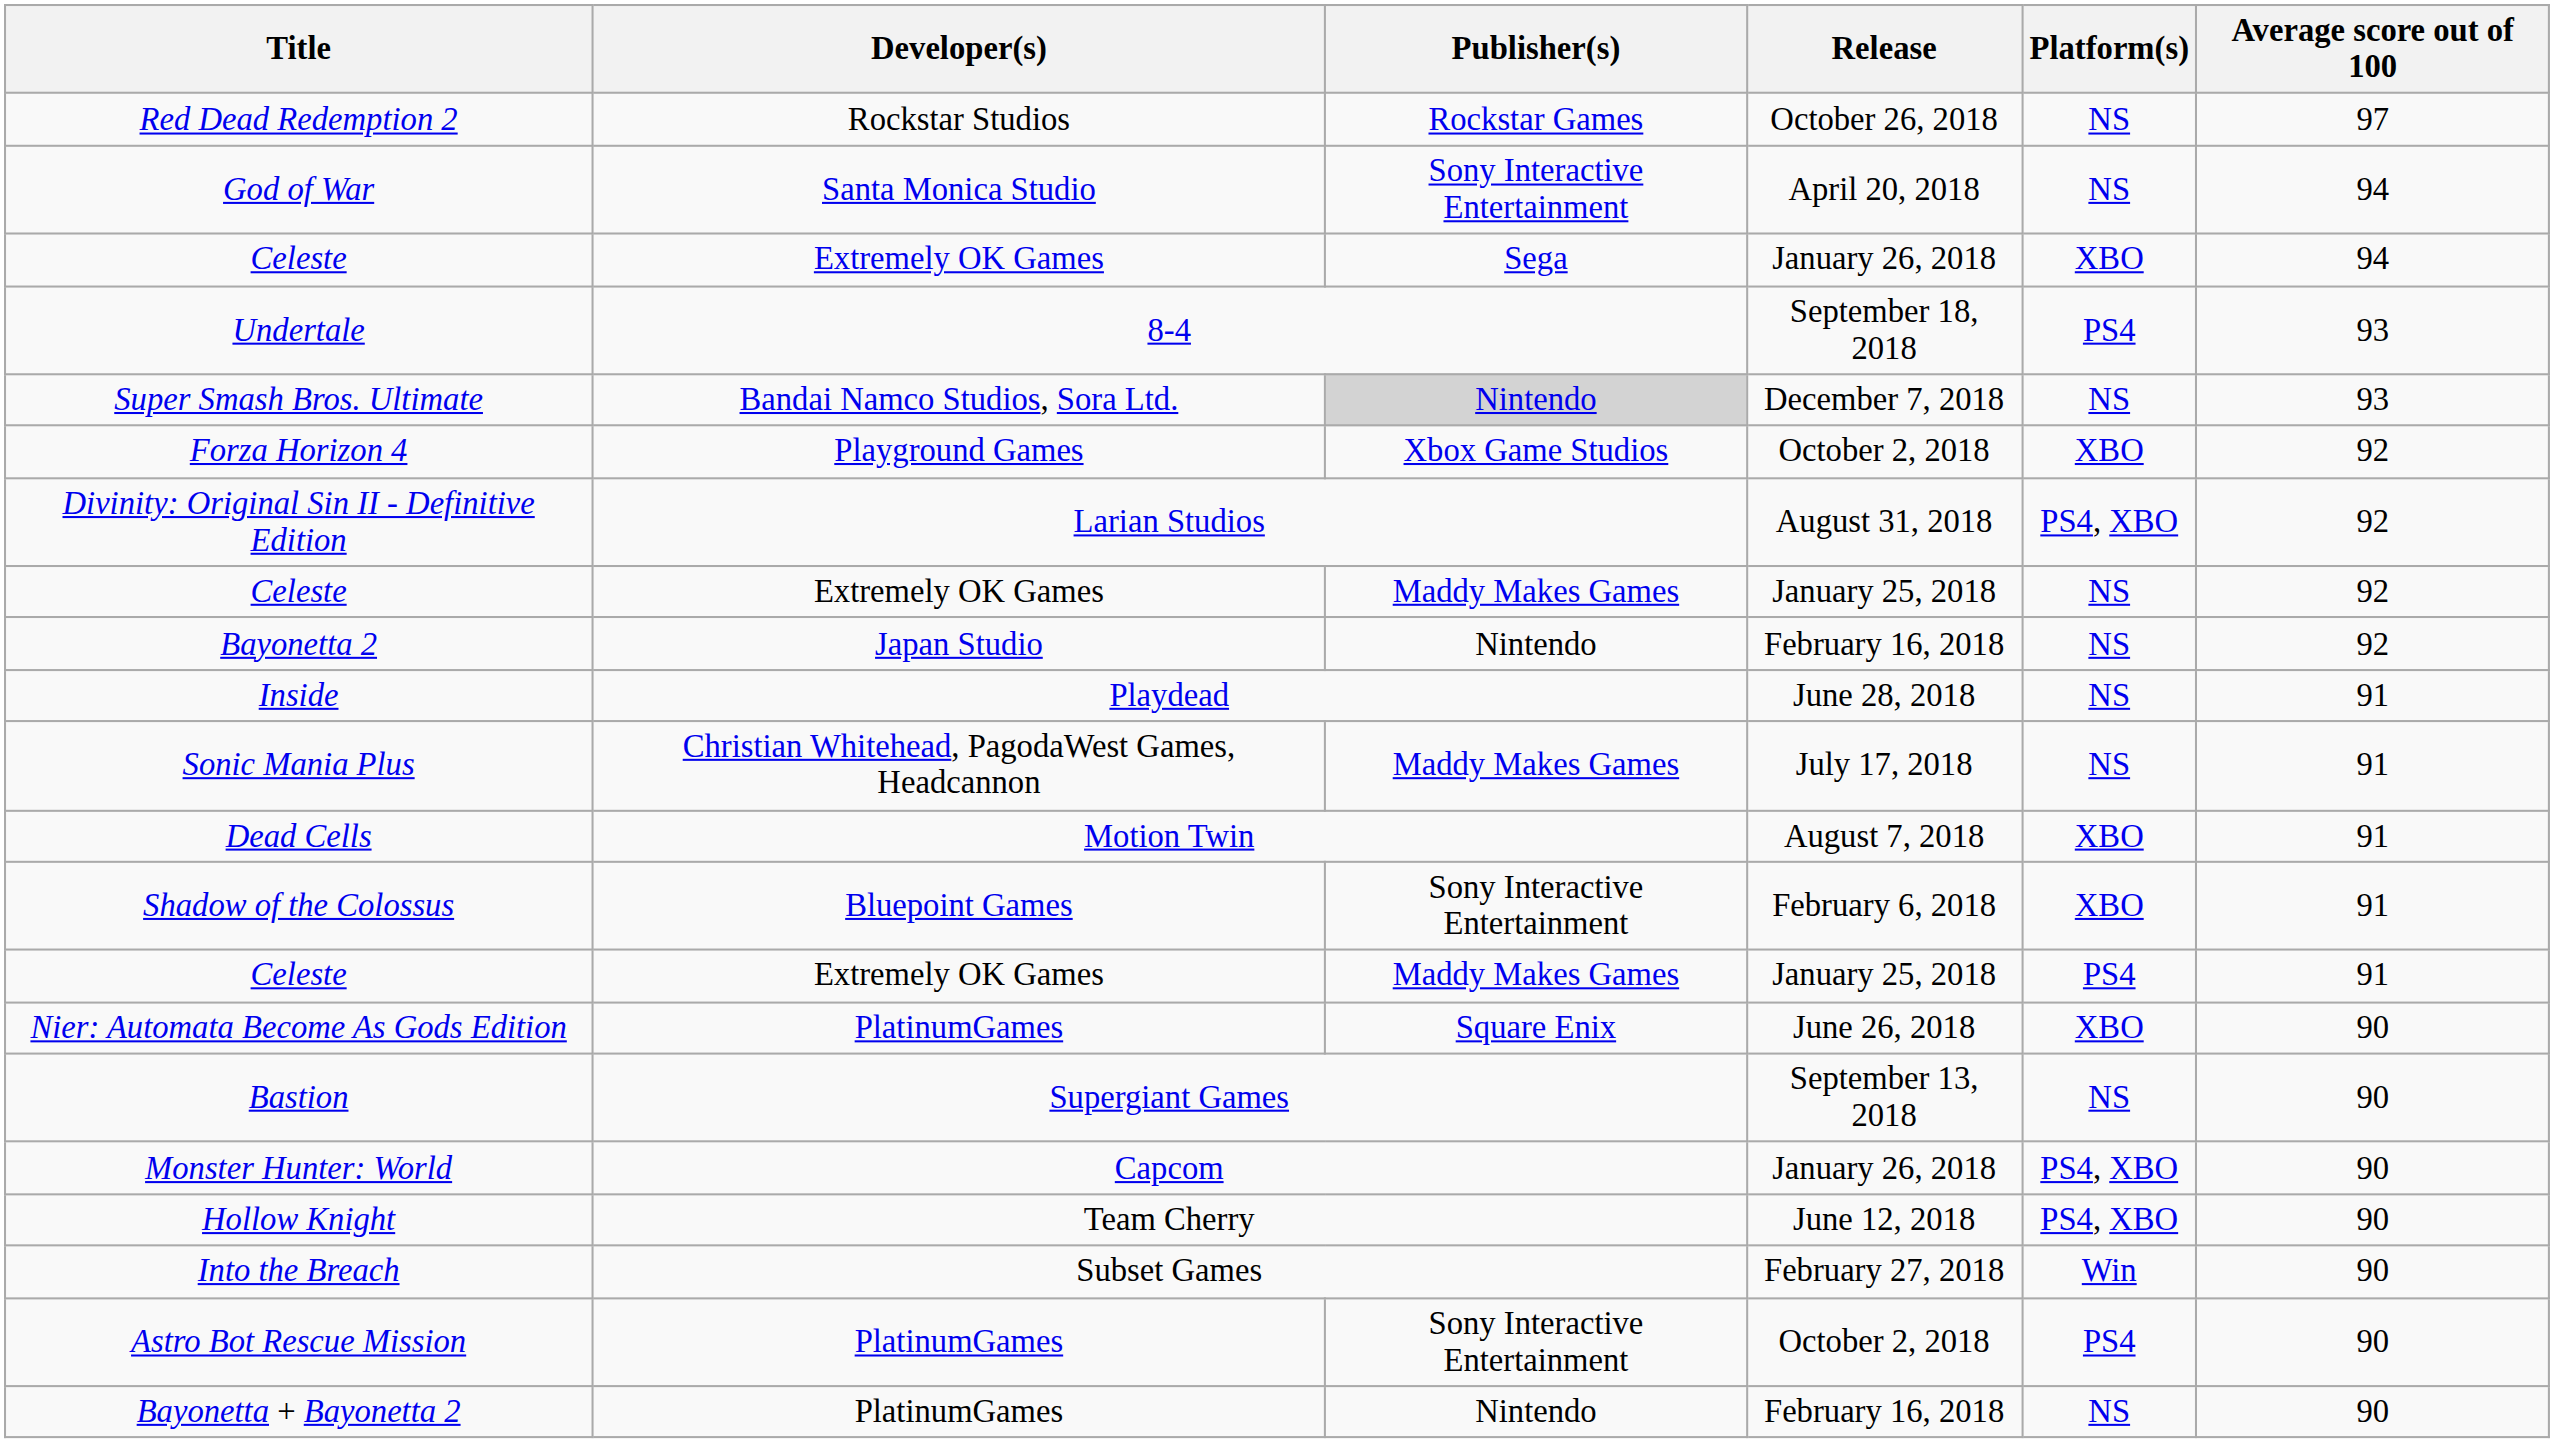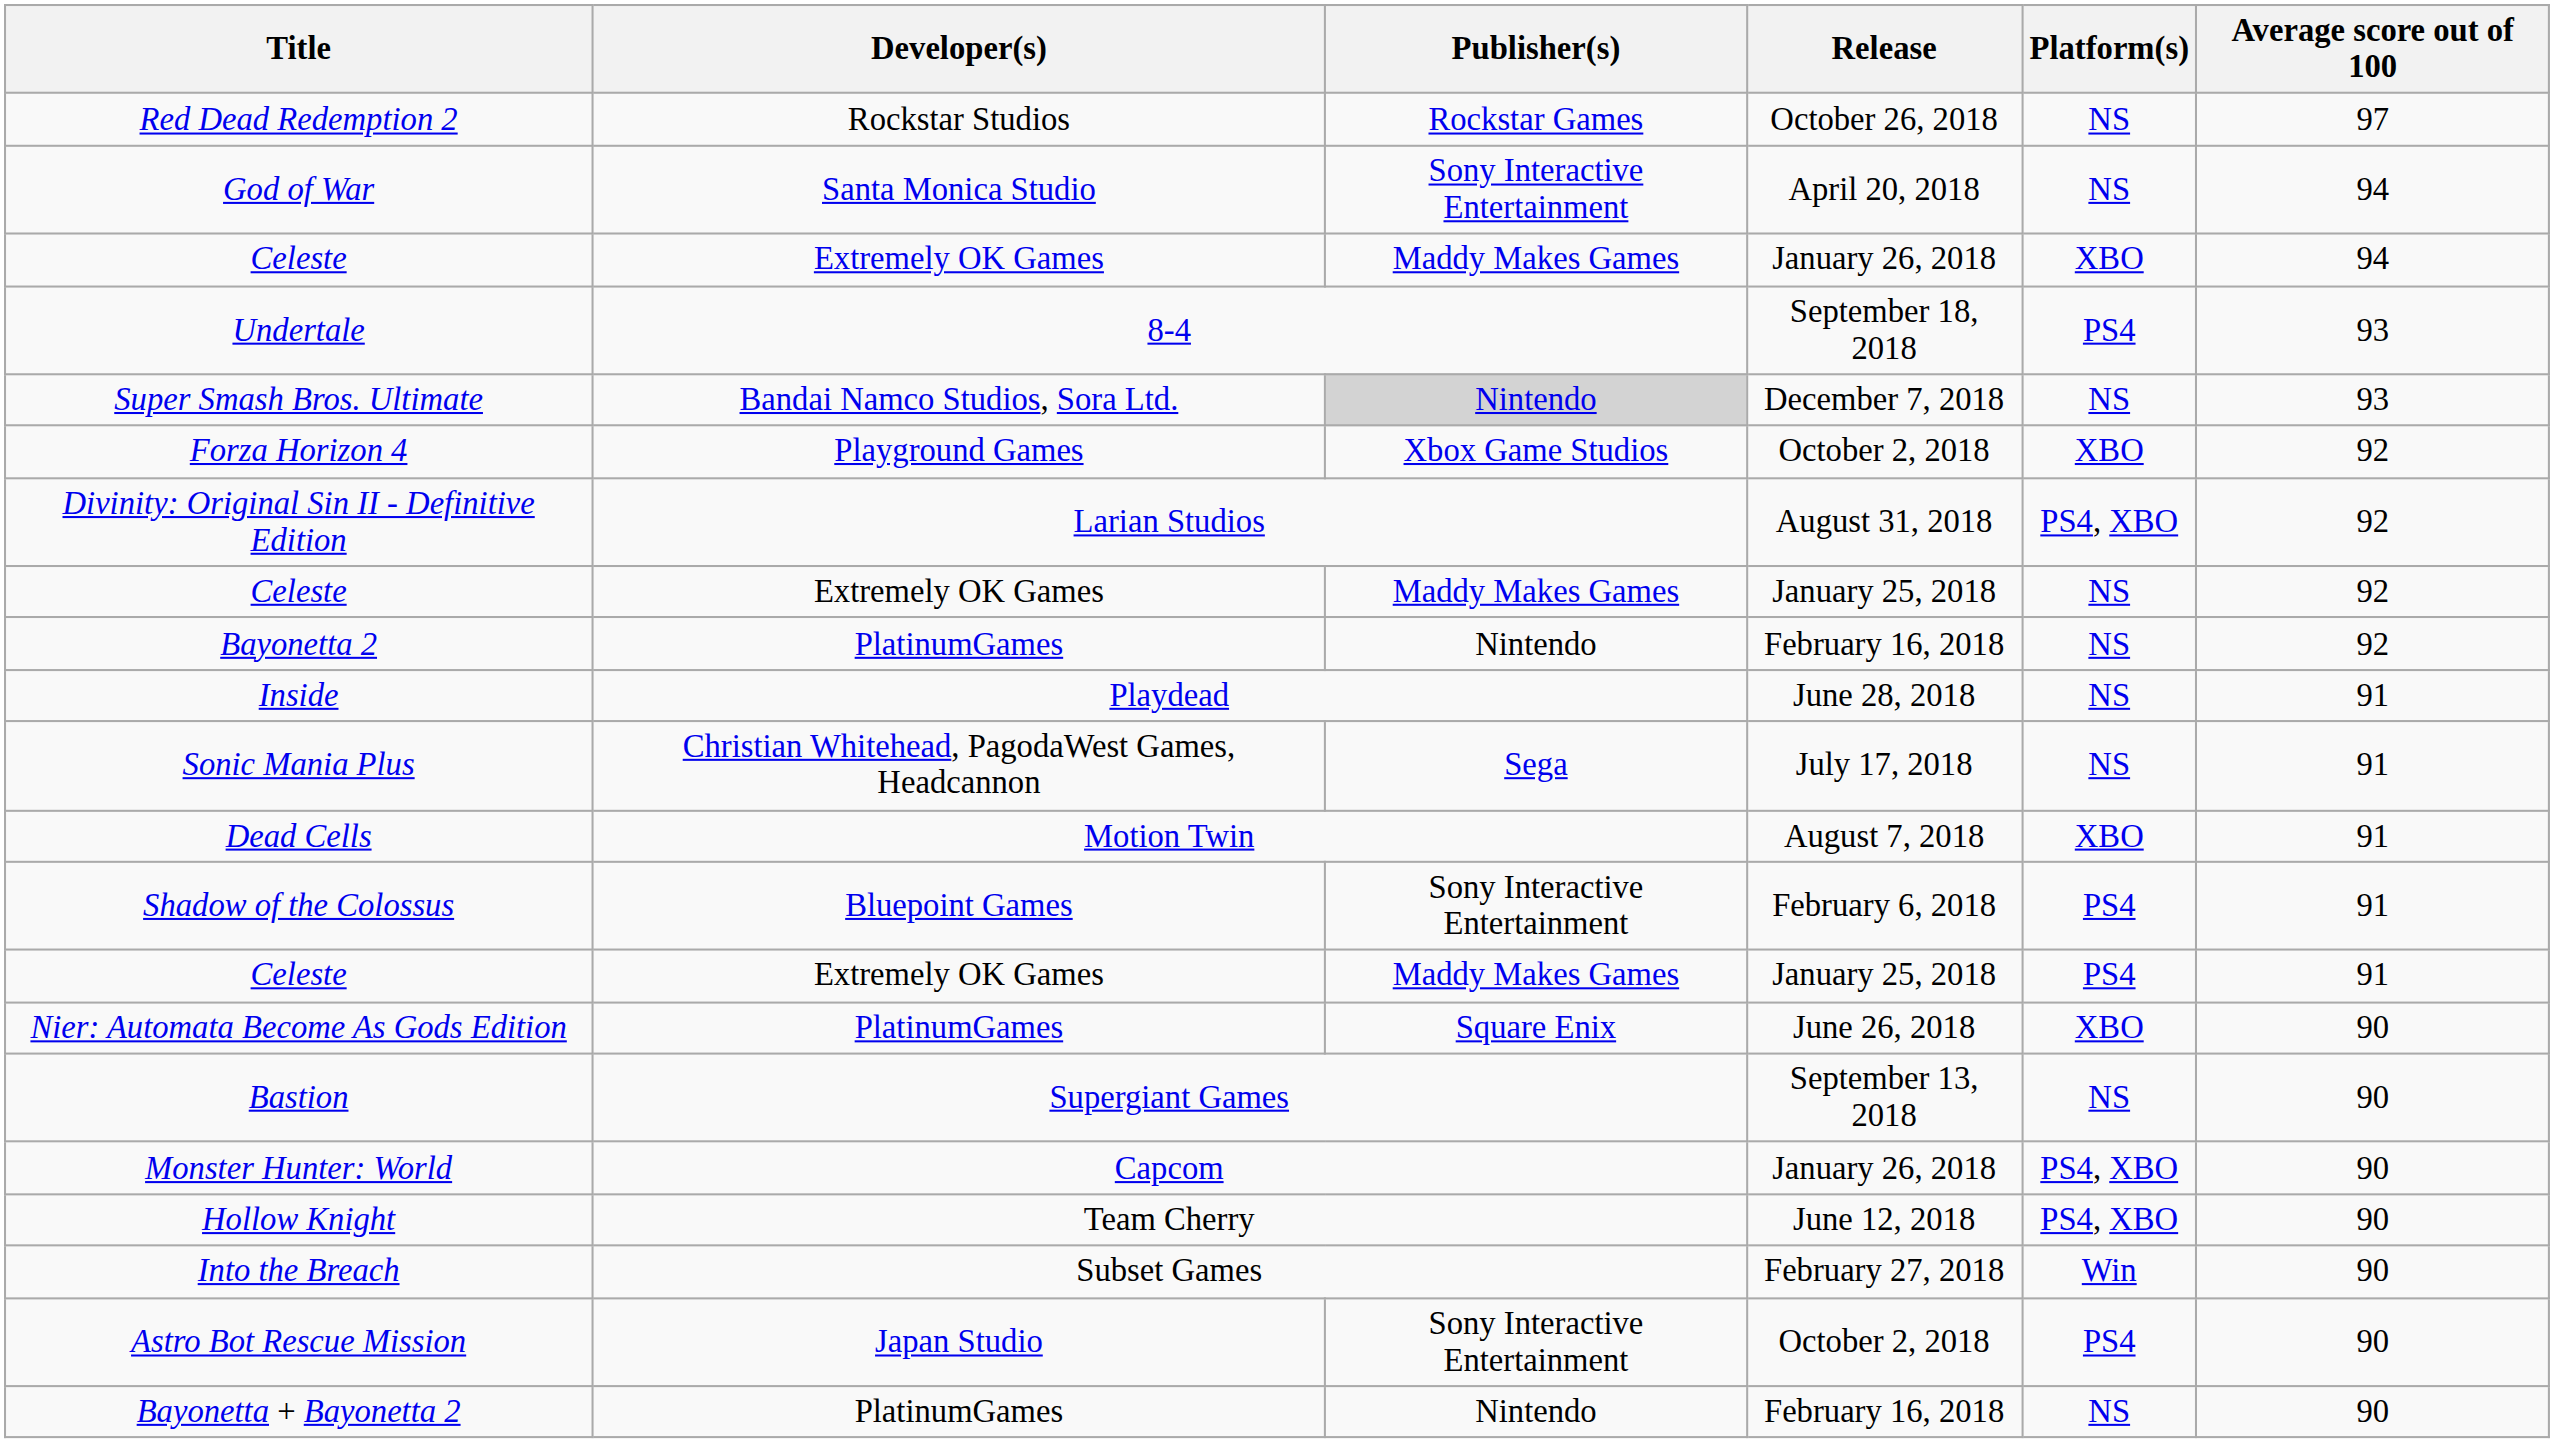(1536, 259) Sega -> (1536, 259) Maddy Makes Games
(959, 643) Japan Studio -> (959, 643) PlatinumGames
(1536, 765) Maddy Makes Games -> (1536, 765) Sega
(2109, 905) XBO -> (2109, 905) PS4
(959, 1341) PlatinumGames -> (959, 1341) Japan Studio
